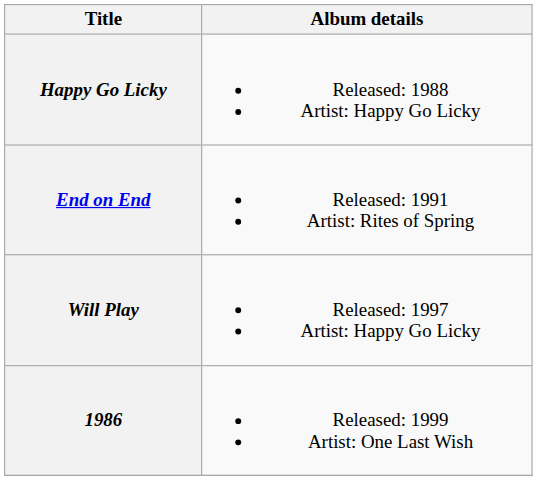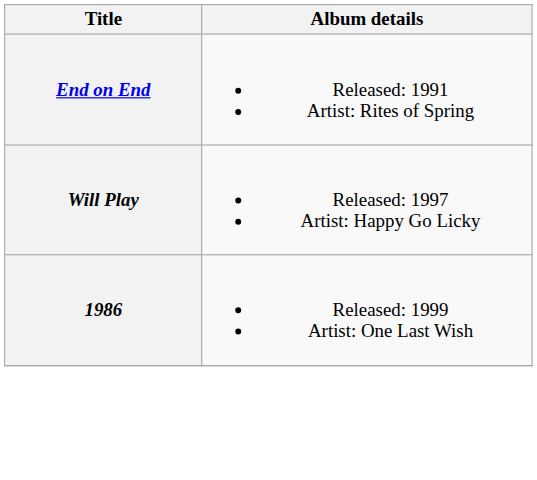- row: (103, 89)
